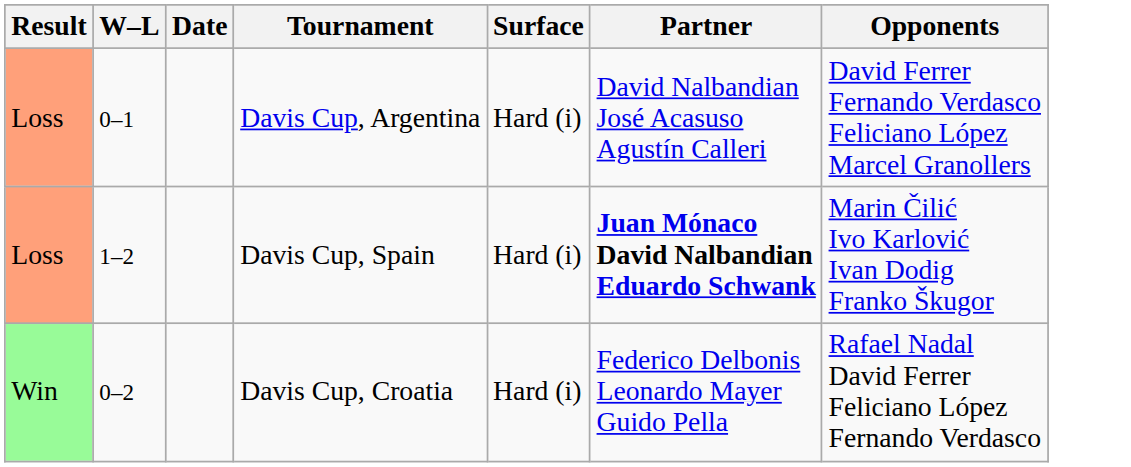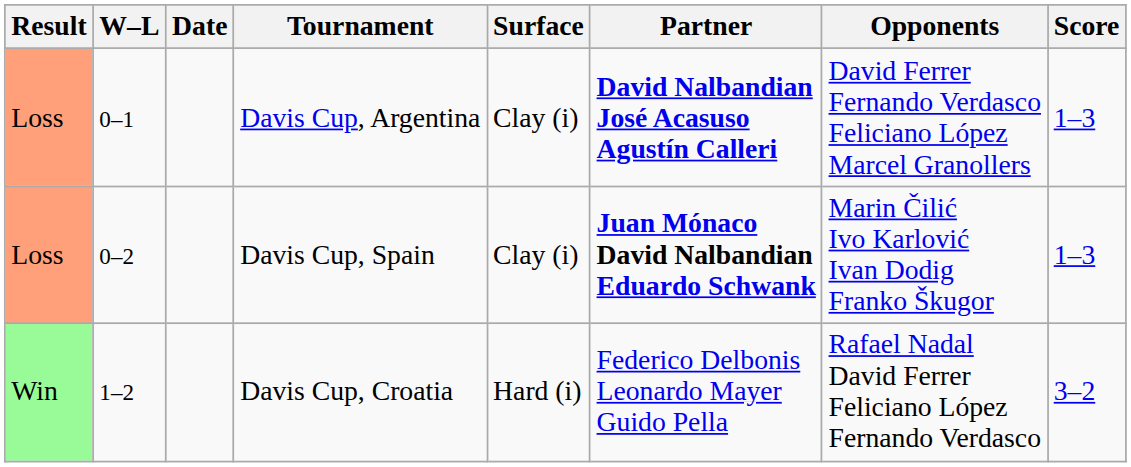+ column: (1087, 26)
(537, 117) Hard (i) -> (536, 117) Clay (i)
(698, 117) normal -> (705, 117) bold
(117, 256) 1–2 -> (117, 256) 0–2
(537, 254) Hard (i) -> (536, 254) Clay (i)
(117, 393) 0–2 -> (117, 393) 1–2
